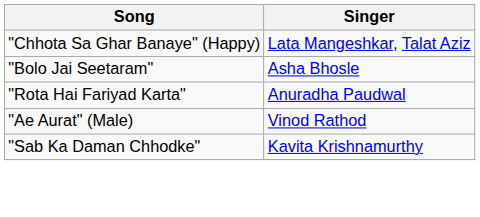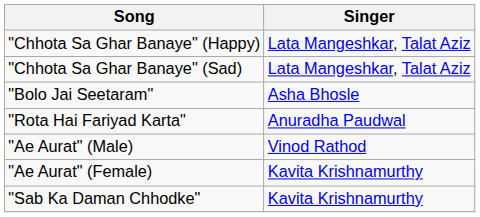+ row: (125, 69)
+ row: (80, 172)
